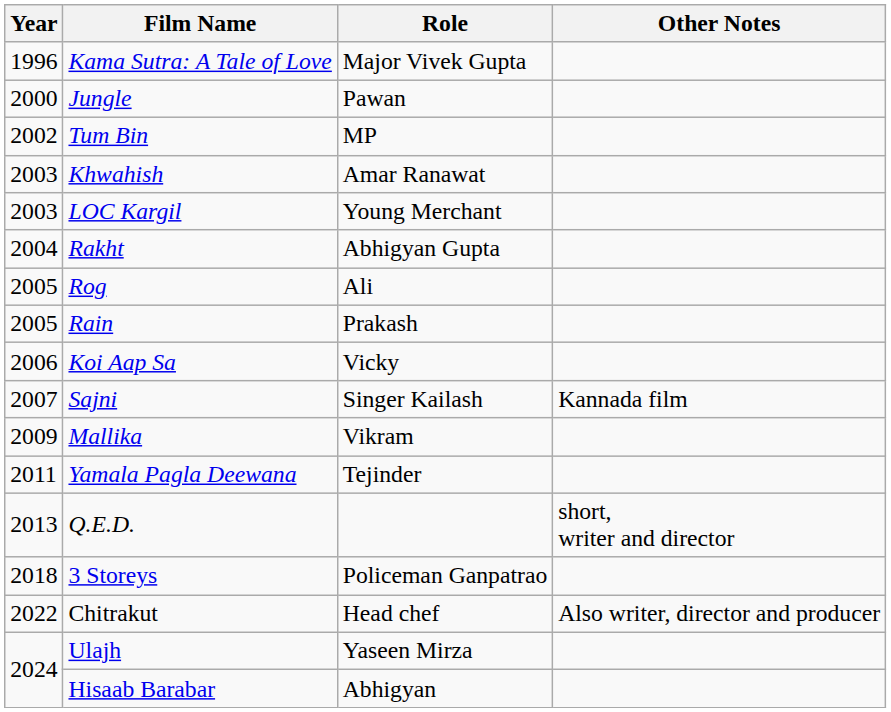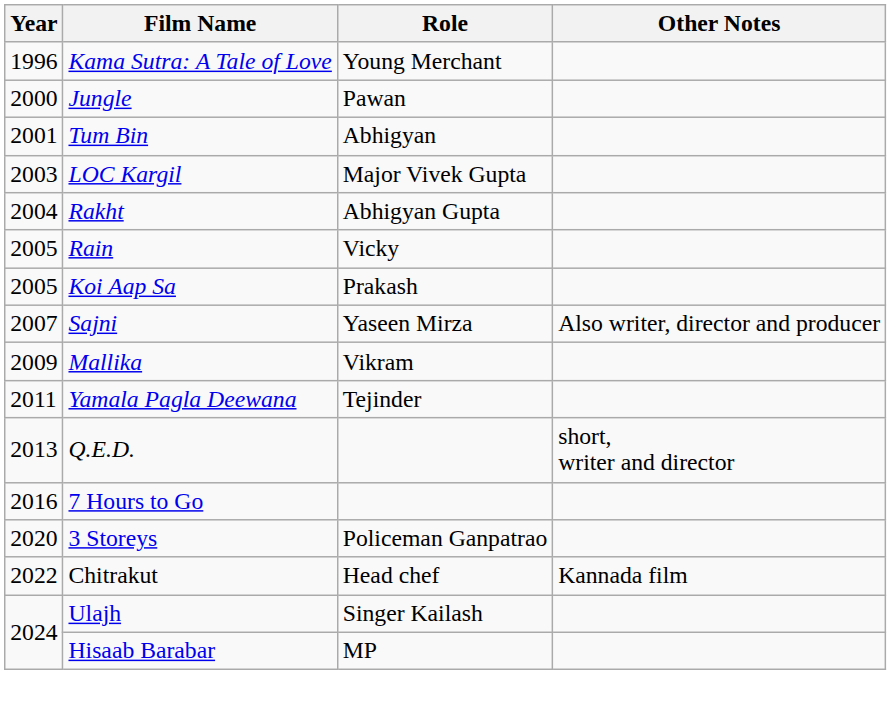(435, 60) Major Vivek Gupta -> (422, 60) Young Merchant
(34, 135) 2002 -> (34, 135) 2001
(360, 135) MP -> (389, 135) Abhigyan
- row: (116, 173)
(422, 211) Young Merchant -> (435, 173) Major Vivek Gupta
- row: (88, 286)
(380, 323) Prakash -> (371, 248) Vicky
(34, 361) 2006 -> (34, 286) 2005
(371, 361) Vicky -> (380, 286) Prakash
(413, 398) Singer Kailash -> (408, 323) Yaseen Mirza
(623, 398) Kannada film -> (719, 323) Also writer, director and producer
+ row: (136, 500)
(34, 575) 2018 -> (34, 538) 2020
(719, 613) Also writer, director and producer -> (623, 575) Kannada film
(408, 650) Yaseen Mirza -> (413, 613) Singer Kailash
(389, 688) Abhigyan -> (360, 650) MP
